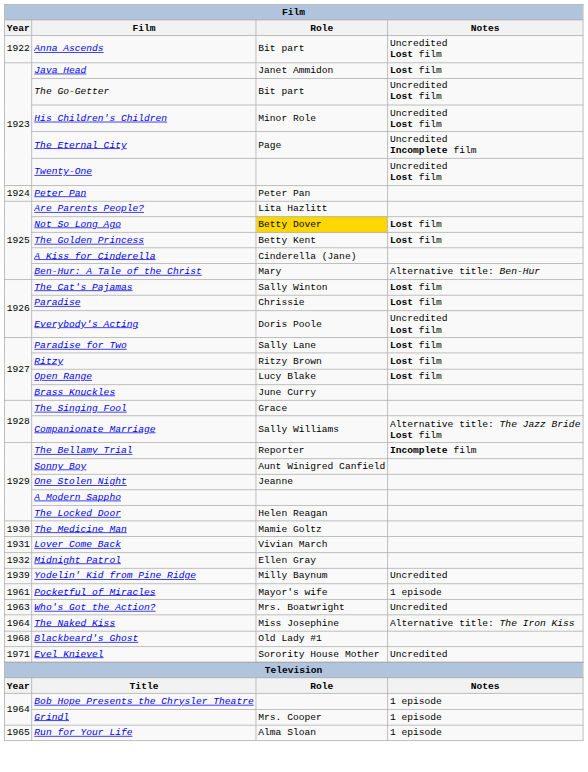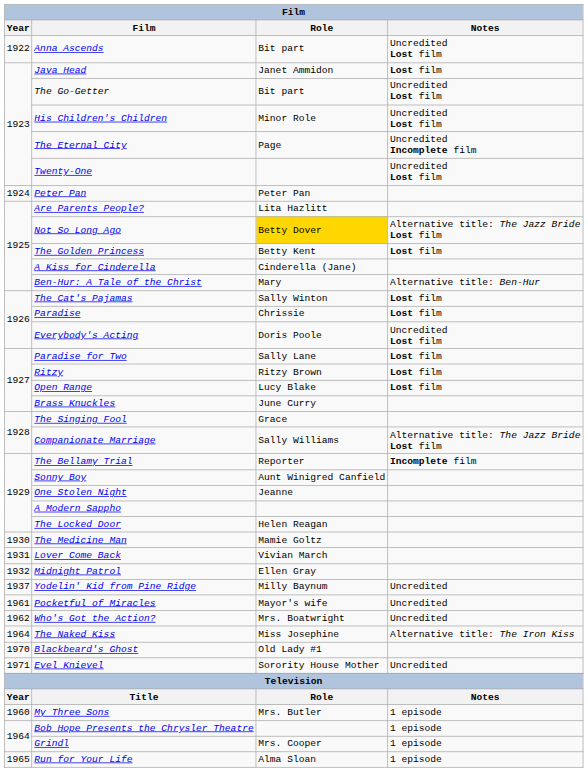(416, 224) Lost film -> (485, 230) Alternative title: The Jazz Bride Lost film
(18, 576) 1939 -> (18, 587) 1937
(416, 592) 1 episode -> (419, 603) Uncredited
(18, 607) 1963 -> (18, 618) 1962
(18, 639) 1968 -> (18, 650) 1970
+ row: (72, 712)
